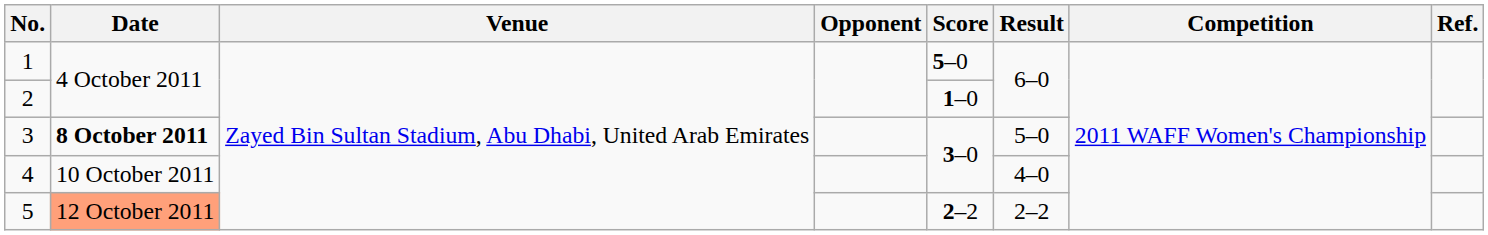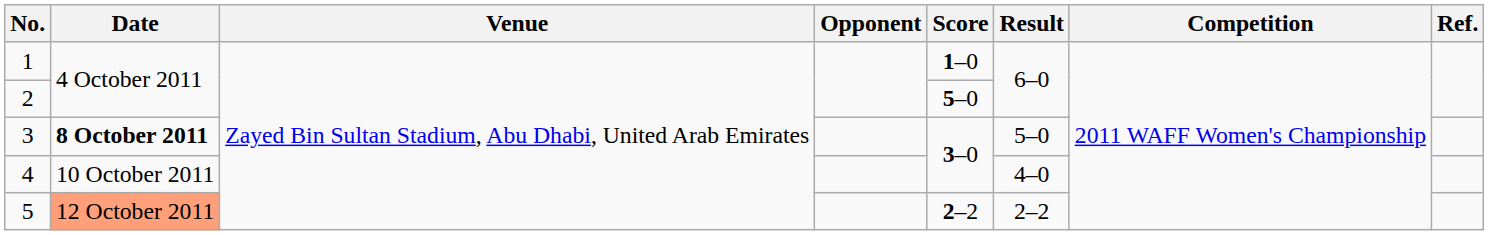(950, 60) 5–0 -> (960, 60) 1–0
(960, 98) 1–0 -> (960, 98) 5–0
